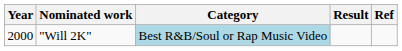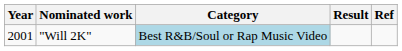(20, 35) 2000 -> (20, 35) 2001
